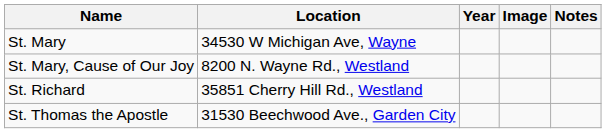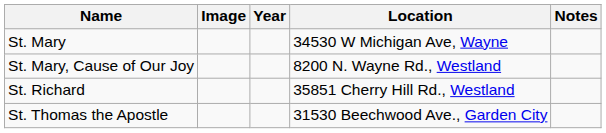columns swapped: (525, 16) <-> (328, 16)
